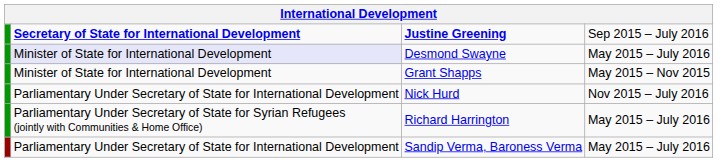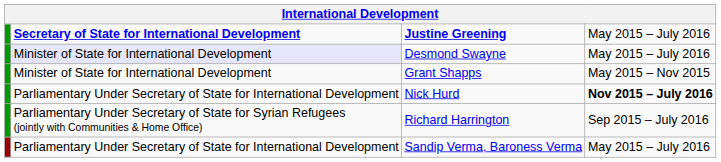(648, 34) Sep 2015 – July 2016 -> (649, 34) May 2015 – July 2016
(648, 93) normal -> (650, 93) bold
(649, 120) May 2015 – July 2016 -> (648, 120) Sep 2015 – July 2016
